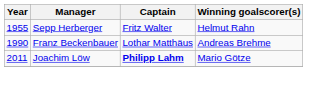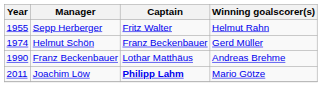+ row: (63, 43)
